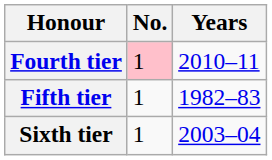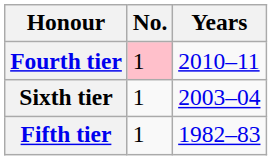rows swapped: (66, 97) <-> (66, 135)
